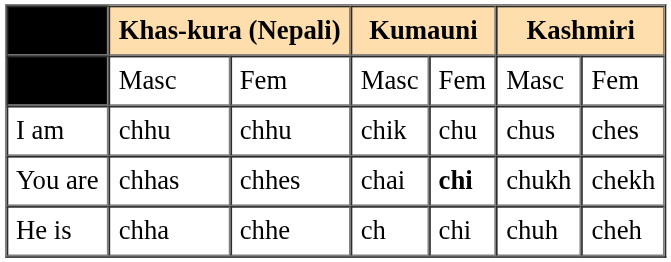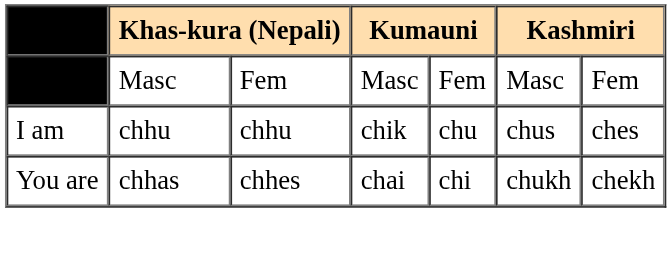(456, 180) bold -> (455, 180) normal
- row: (44, 230)
